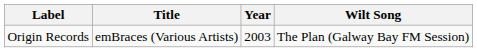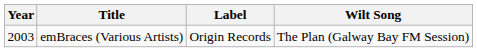columns swapped: (258, 15) <-> (48, 15)
